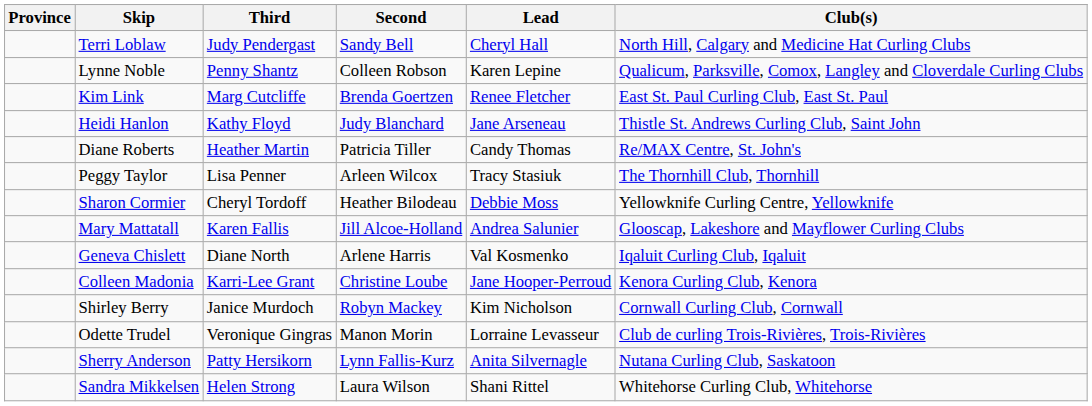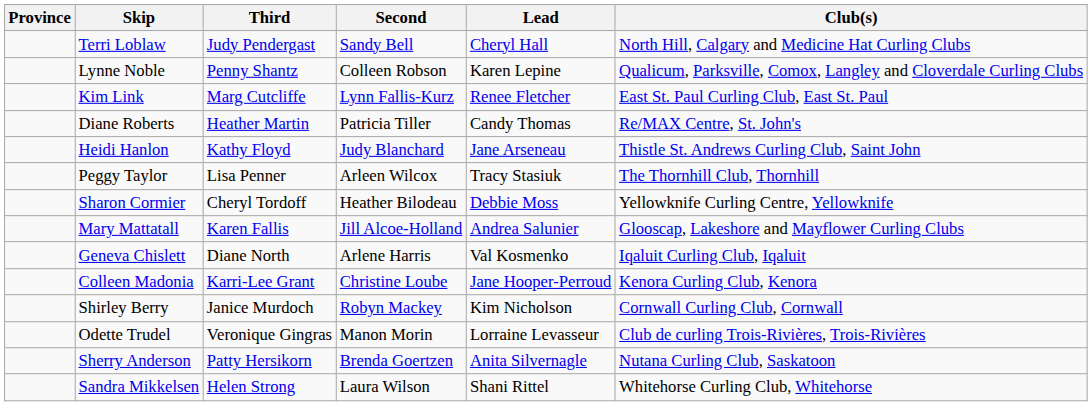(396, 96) Brenda Goertzen -> (397, 96) Lynn Fallis-Kurz
rows swapped: (124, 123) <-> (126, 149)
(397, 360) Lynn Fallis-Kurz -> (396, 360) Brenda Goertzen
